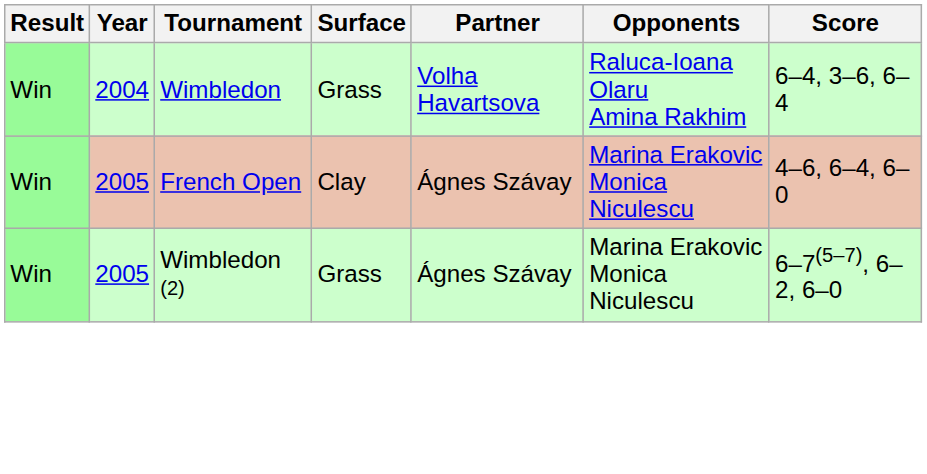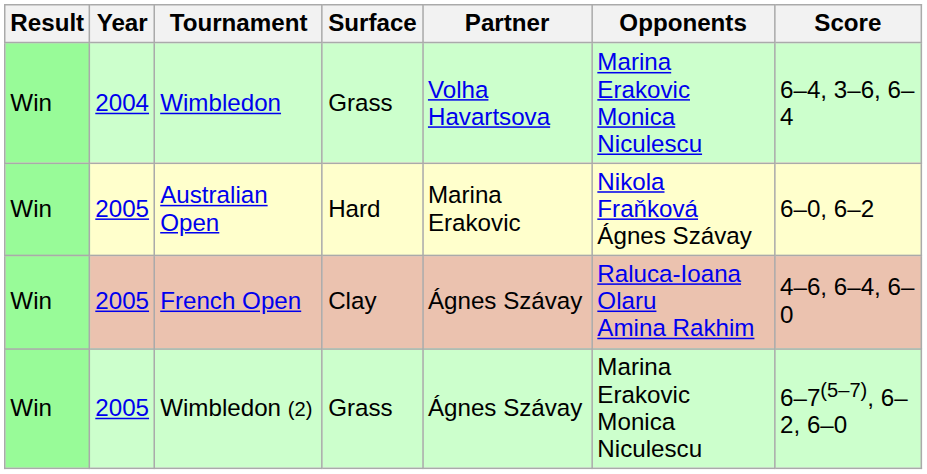(668, 89) Raluca-Ioana Olaru Amina Rakhim -> (650, 102) Marina Erakovic Monica Niculescu
+ row: (214, 209)
(676, 181) Marina Erakovic Monica Niculescu -> (676, 301) Raluca-Ioana Olaru Amina Rakhim
